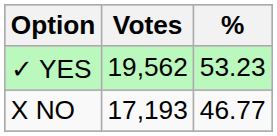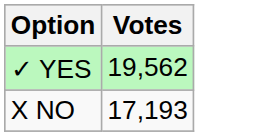- column: (233, 25)
